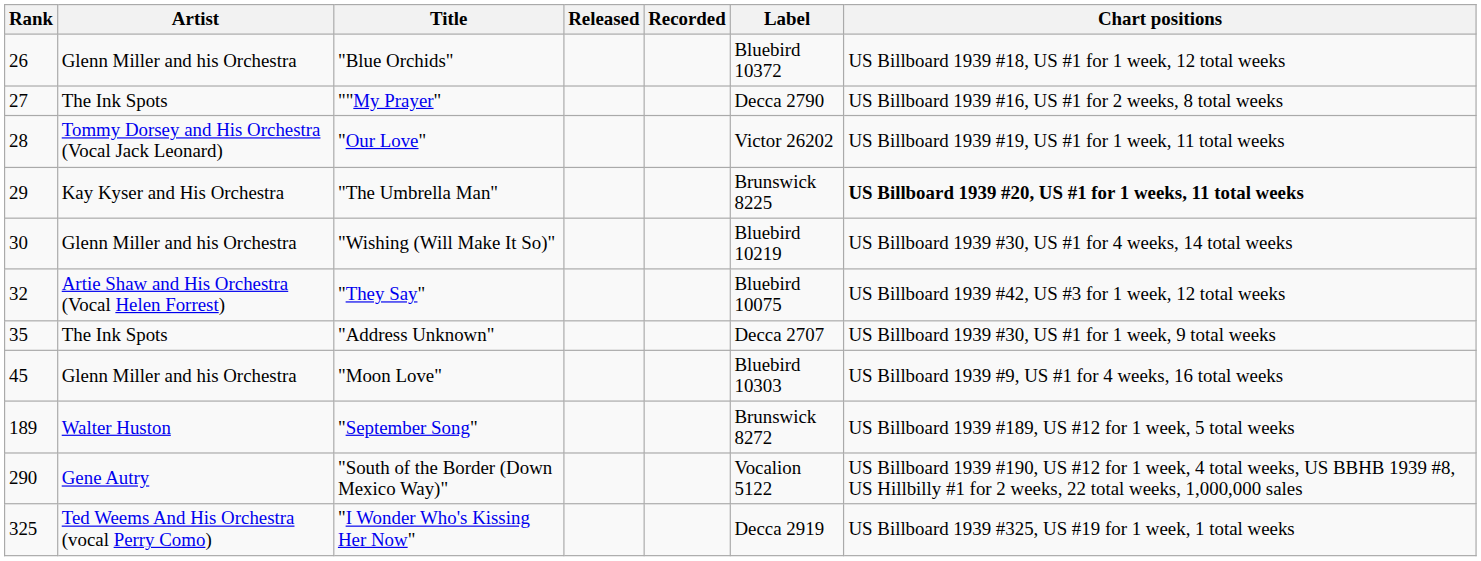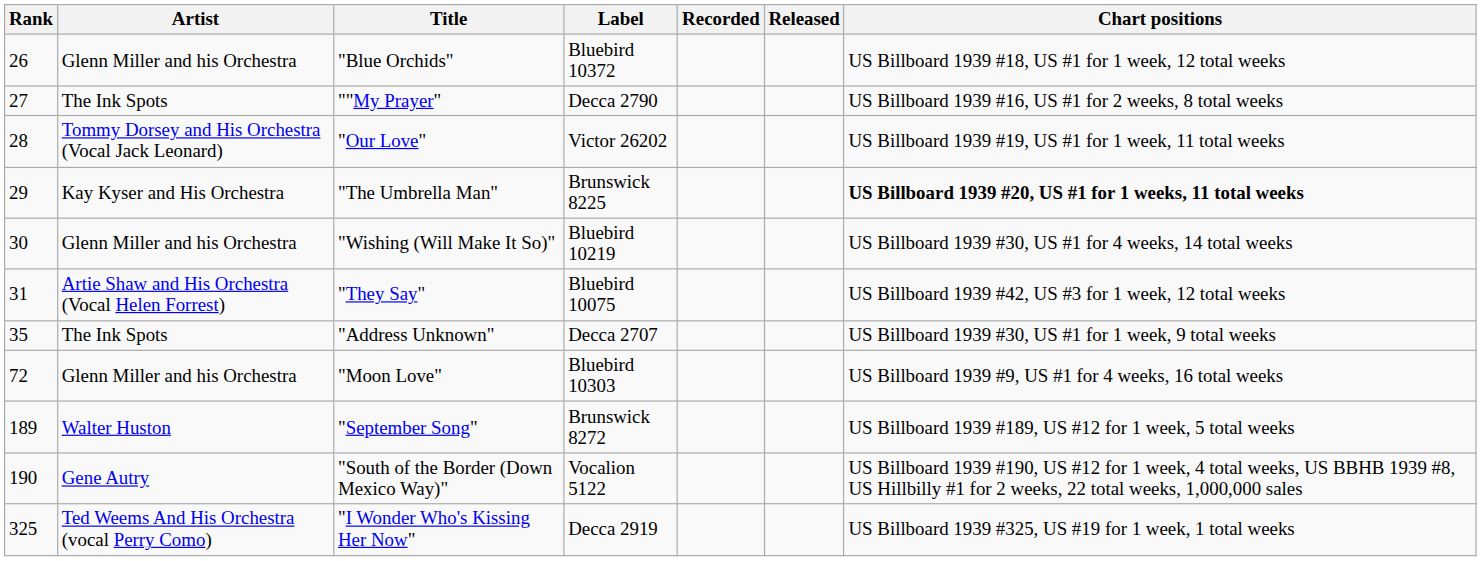columns swapped: (787, 19) <-> (604, 19)
(18, 294) 32 -> (18, 294) 31
(18, 375) 45 -> (18, 375) 72
(23, 478) 290 -> (23, 478) 190
